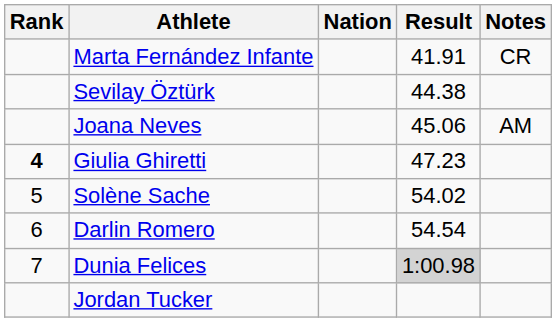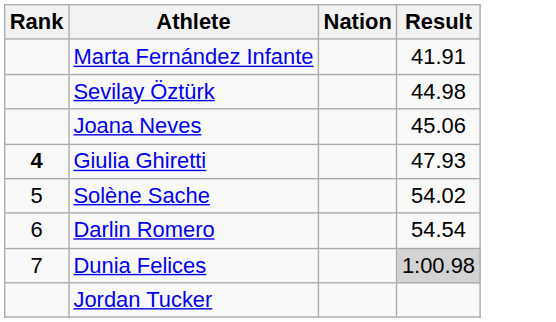- column: (516, 21)
(438, 91) 44.38 -> (438, 91) 44.98
(438, 160) 47.23 -> (438, 160) 47.93
